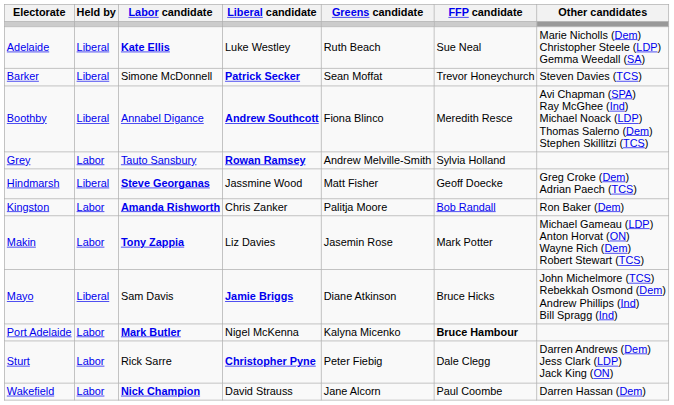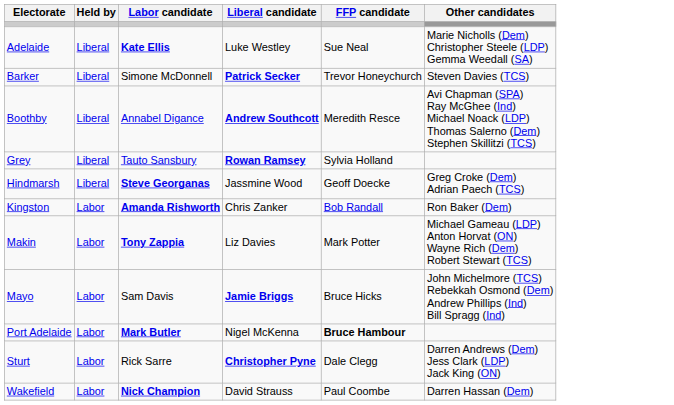- column: (378, 13)
(91, 160) Labor -> (93, 160) Liberal
(93, 296) Liberal -> (91, 296) Labor
